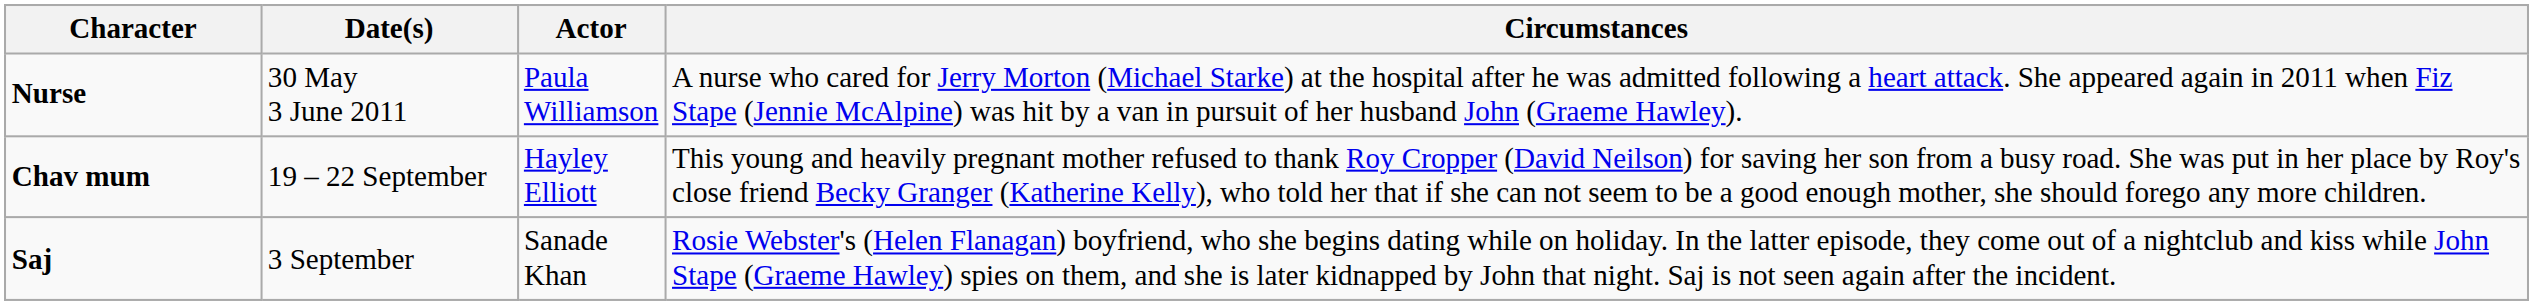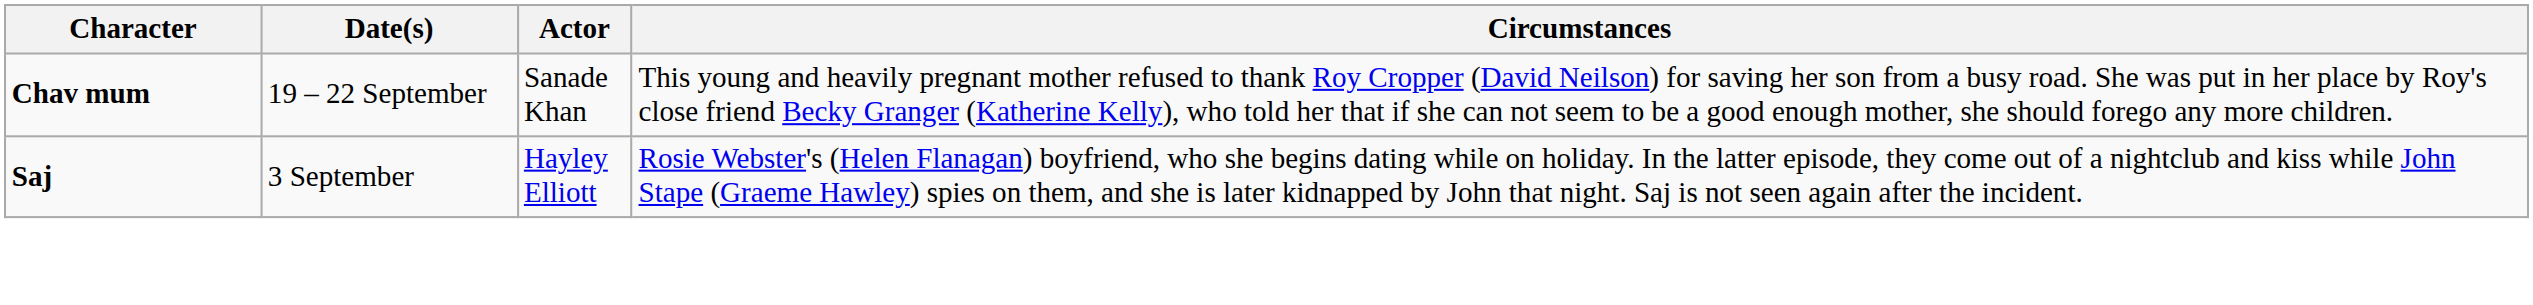- row: (49, 94)
(566, 176) Hayley Elliott -> (566, 94) Sanade Khan
(566, 258) Sanade Khan -> (566, 176) Hayley Elliott
